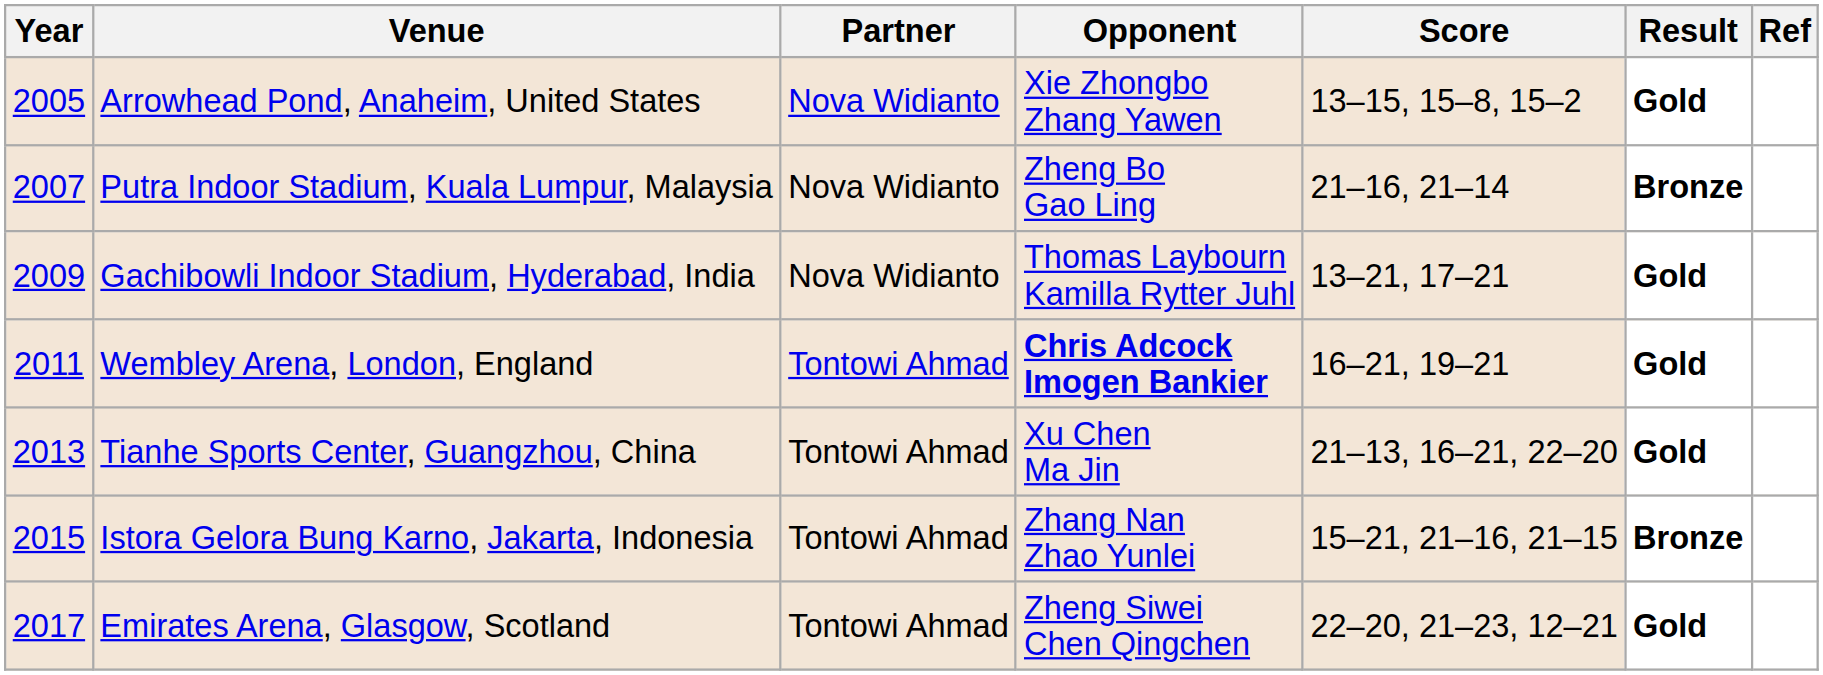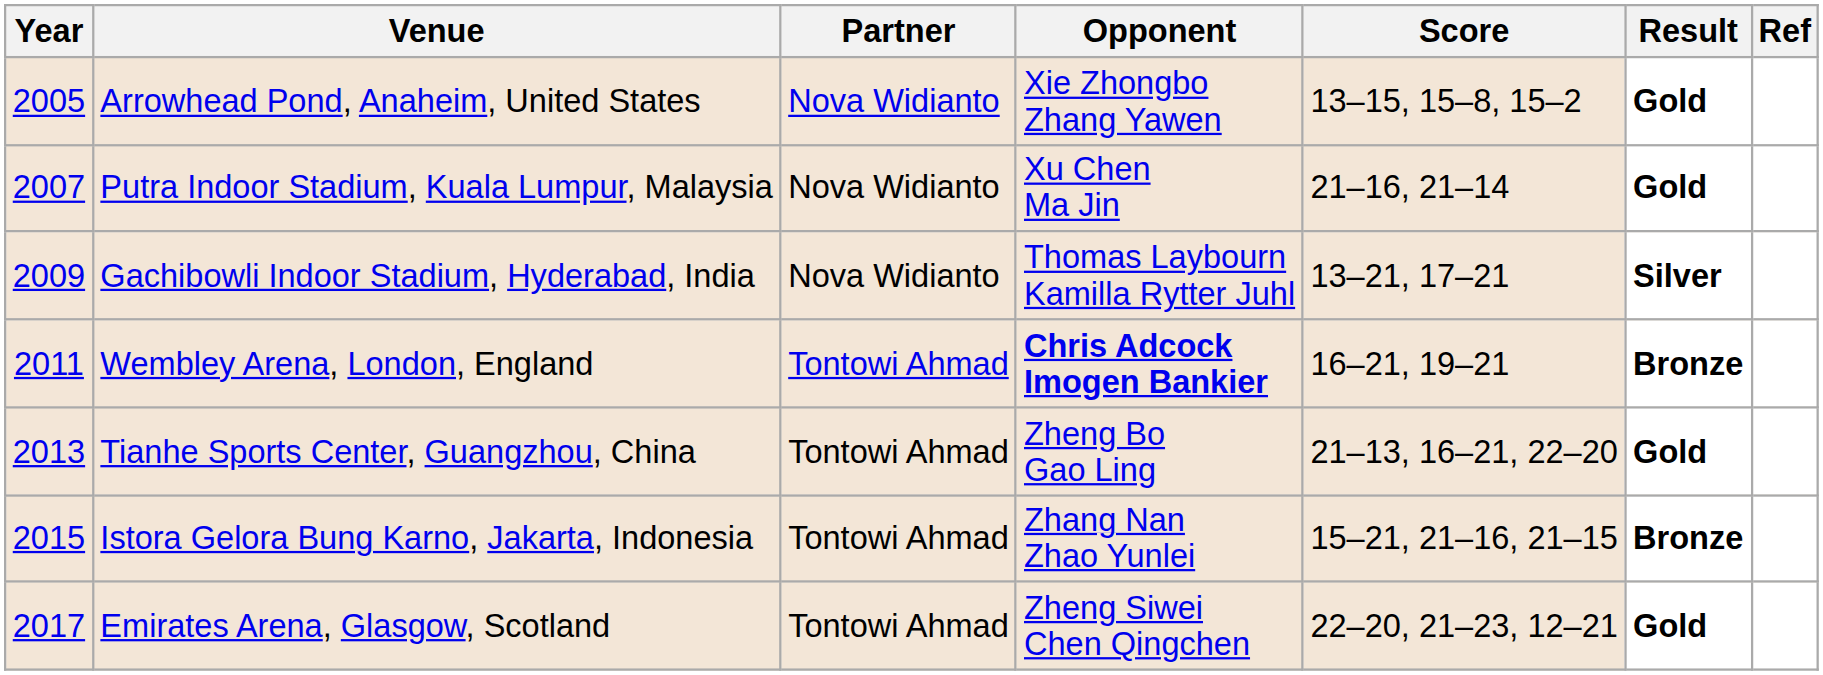(1095, 188) Zheng Bo Gao Ling -> (1087, 188) Xu Chen Ma Jin
(1688, 188) Bronze -> (1670, 188) Gold
(1670, 276) Gold -> (1677, 276) Silver
(1670, 363) Gold -> (1688, 363) Bronze
(1087, 451) Xu Chen Ma Jin -> (1095, 451) Zheng Bo Gao Ling
